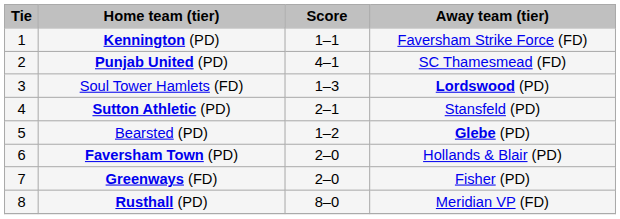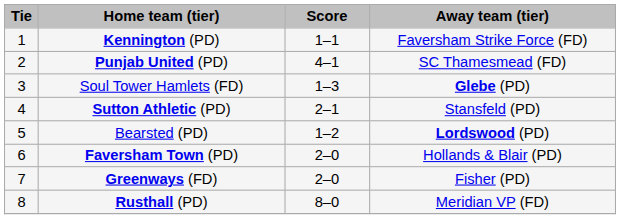(492, 86) Lordswood (PD) -> (492, 86) Glebe (PD)
(492, 133) Glebe (PD) -> (492, 133) Lordswood (PD)
